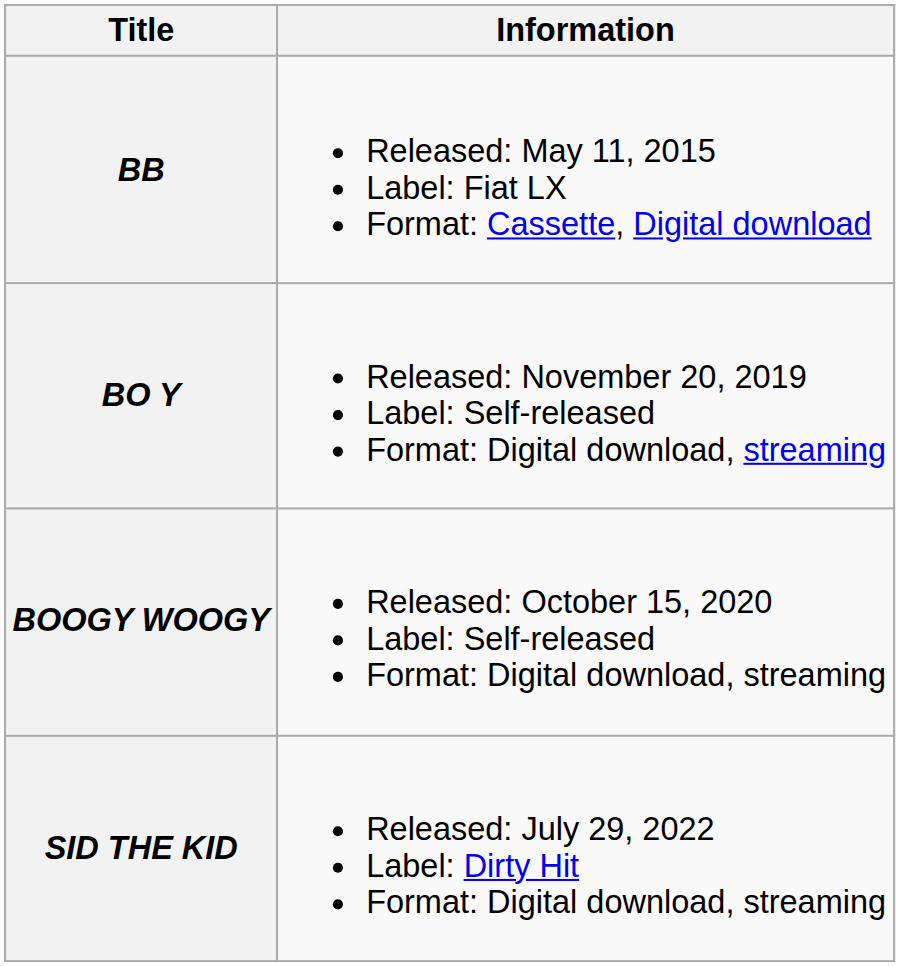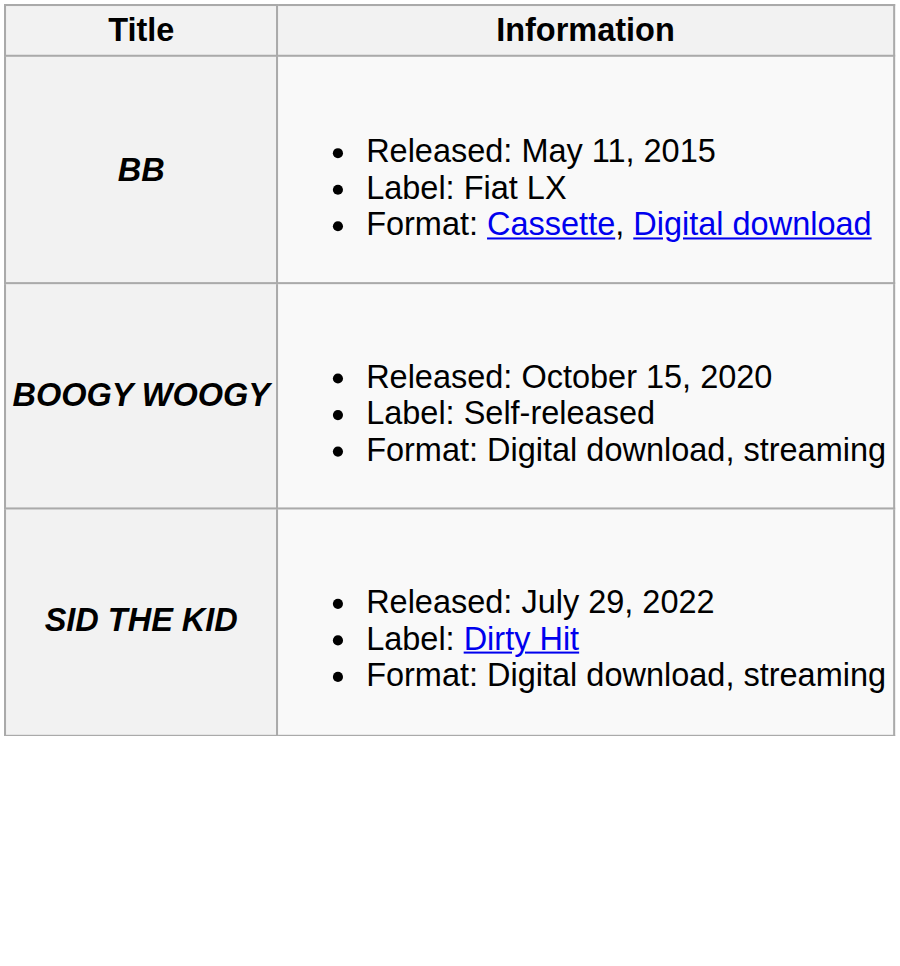- row: (141, 395)
